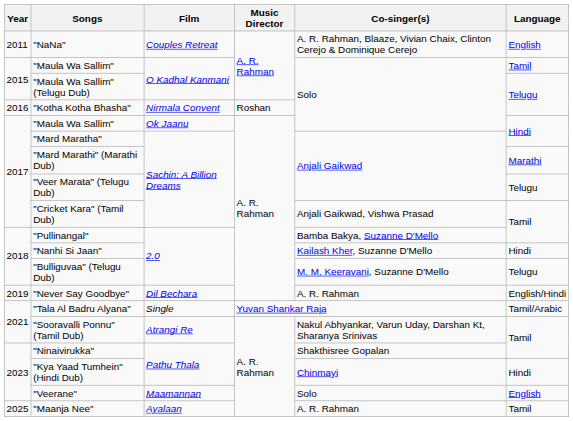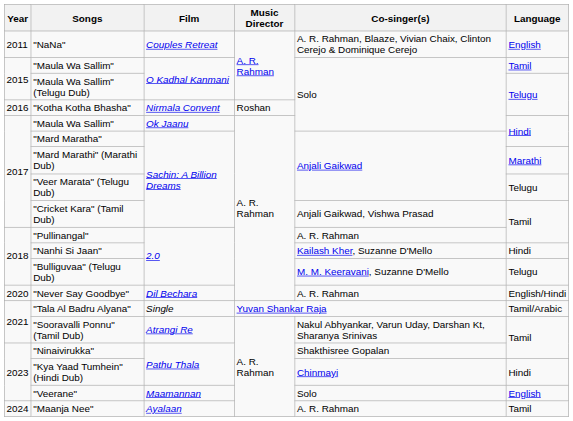(368, 235) Bamba Bakya, Suzanne D'Mello -> (328, 235) A. R. Rahman
(18, 293) 2019 -> (18, 293) 2020
(18, 409) 2025 -> (18, 409) 2024
